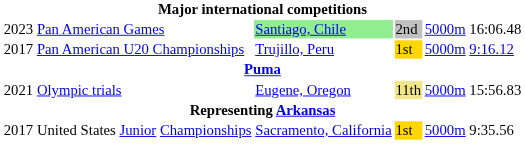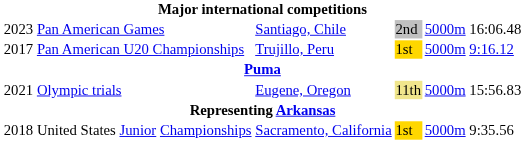(301, 29) lightgreen background -> (301, 29) no background
(18, 130) 2017 -> (18, 130) 2018
